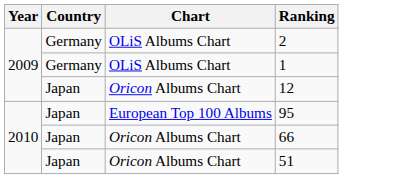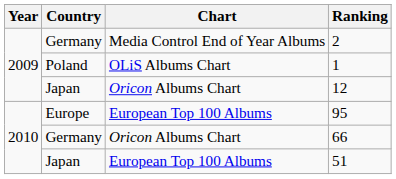(170, 40) OLiS Albums Chart -> (217, 40) Media Control End of Year Albums
(74, 64) Germany -> (66, 64) Poland
(63, 112) Japan -> (67, 112) Europe
(63, 137) Japan -> (74, 137) Germany
(175, 161) Oricon Albums Chart -> (190, 161) European Top 100 Albums
